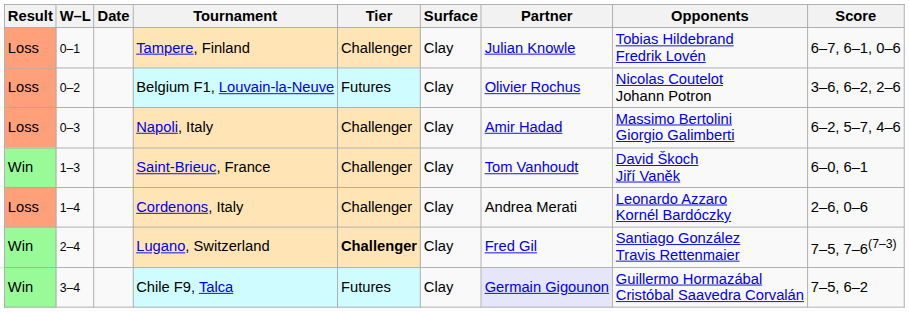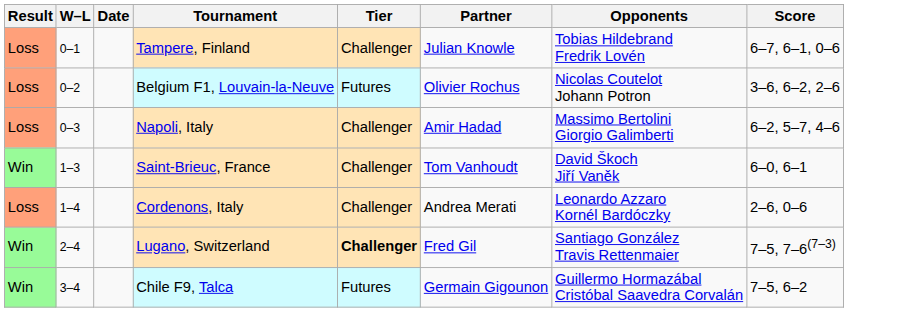- column: (451, 16)
(547, 287) lavender background -> (486, 287) no background
